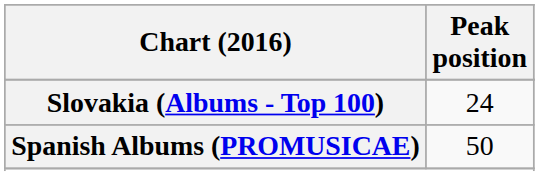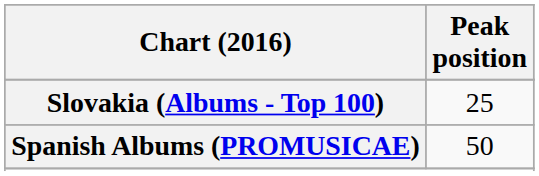(480, 102) 24 -> (480, 102) 25
